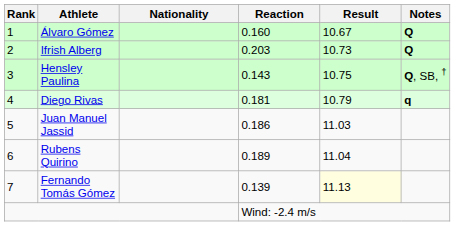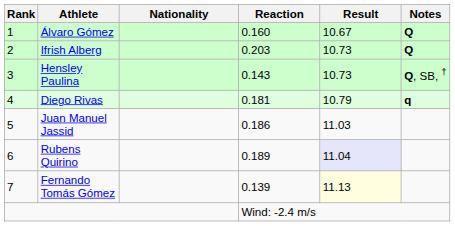(337, 75) 10.75 -> (337, 75) 10.73
(337, 156) no background -> (337, 156) lavender background
